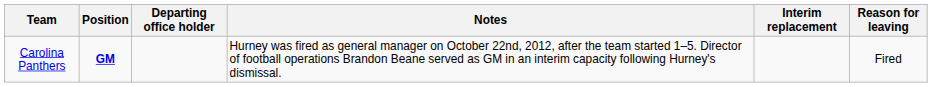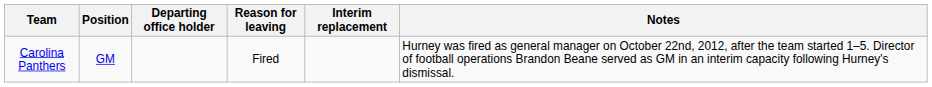columns swapped: (888, 20) <-> (491, 20)
(105, 59) bold -> (105, 59) normal
